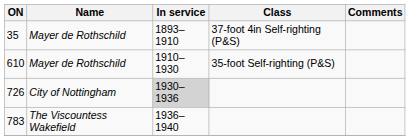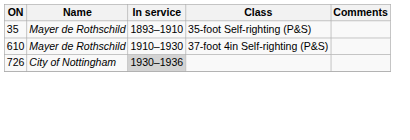(266, 35) 37-foot 4in Self-righting (P&S) -> (250, 29) 35-foot Self-righting (P&S)
(273, 64) 35-foot Self-righting (P&S) -> (258, 46) 37-foot 4in Self-righting (P&S)
- row: (16, 121)
